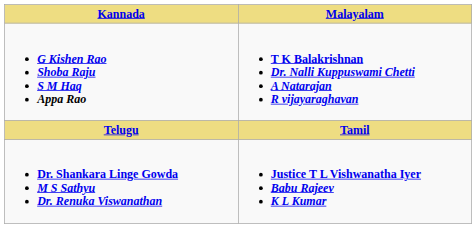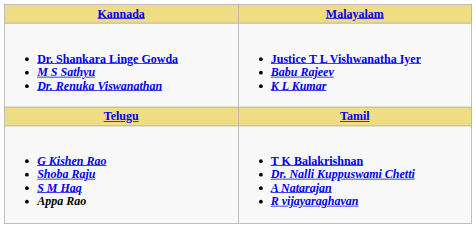rows swapped: (121, 188) <-> (121, 79)
